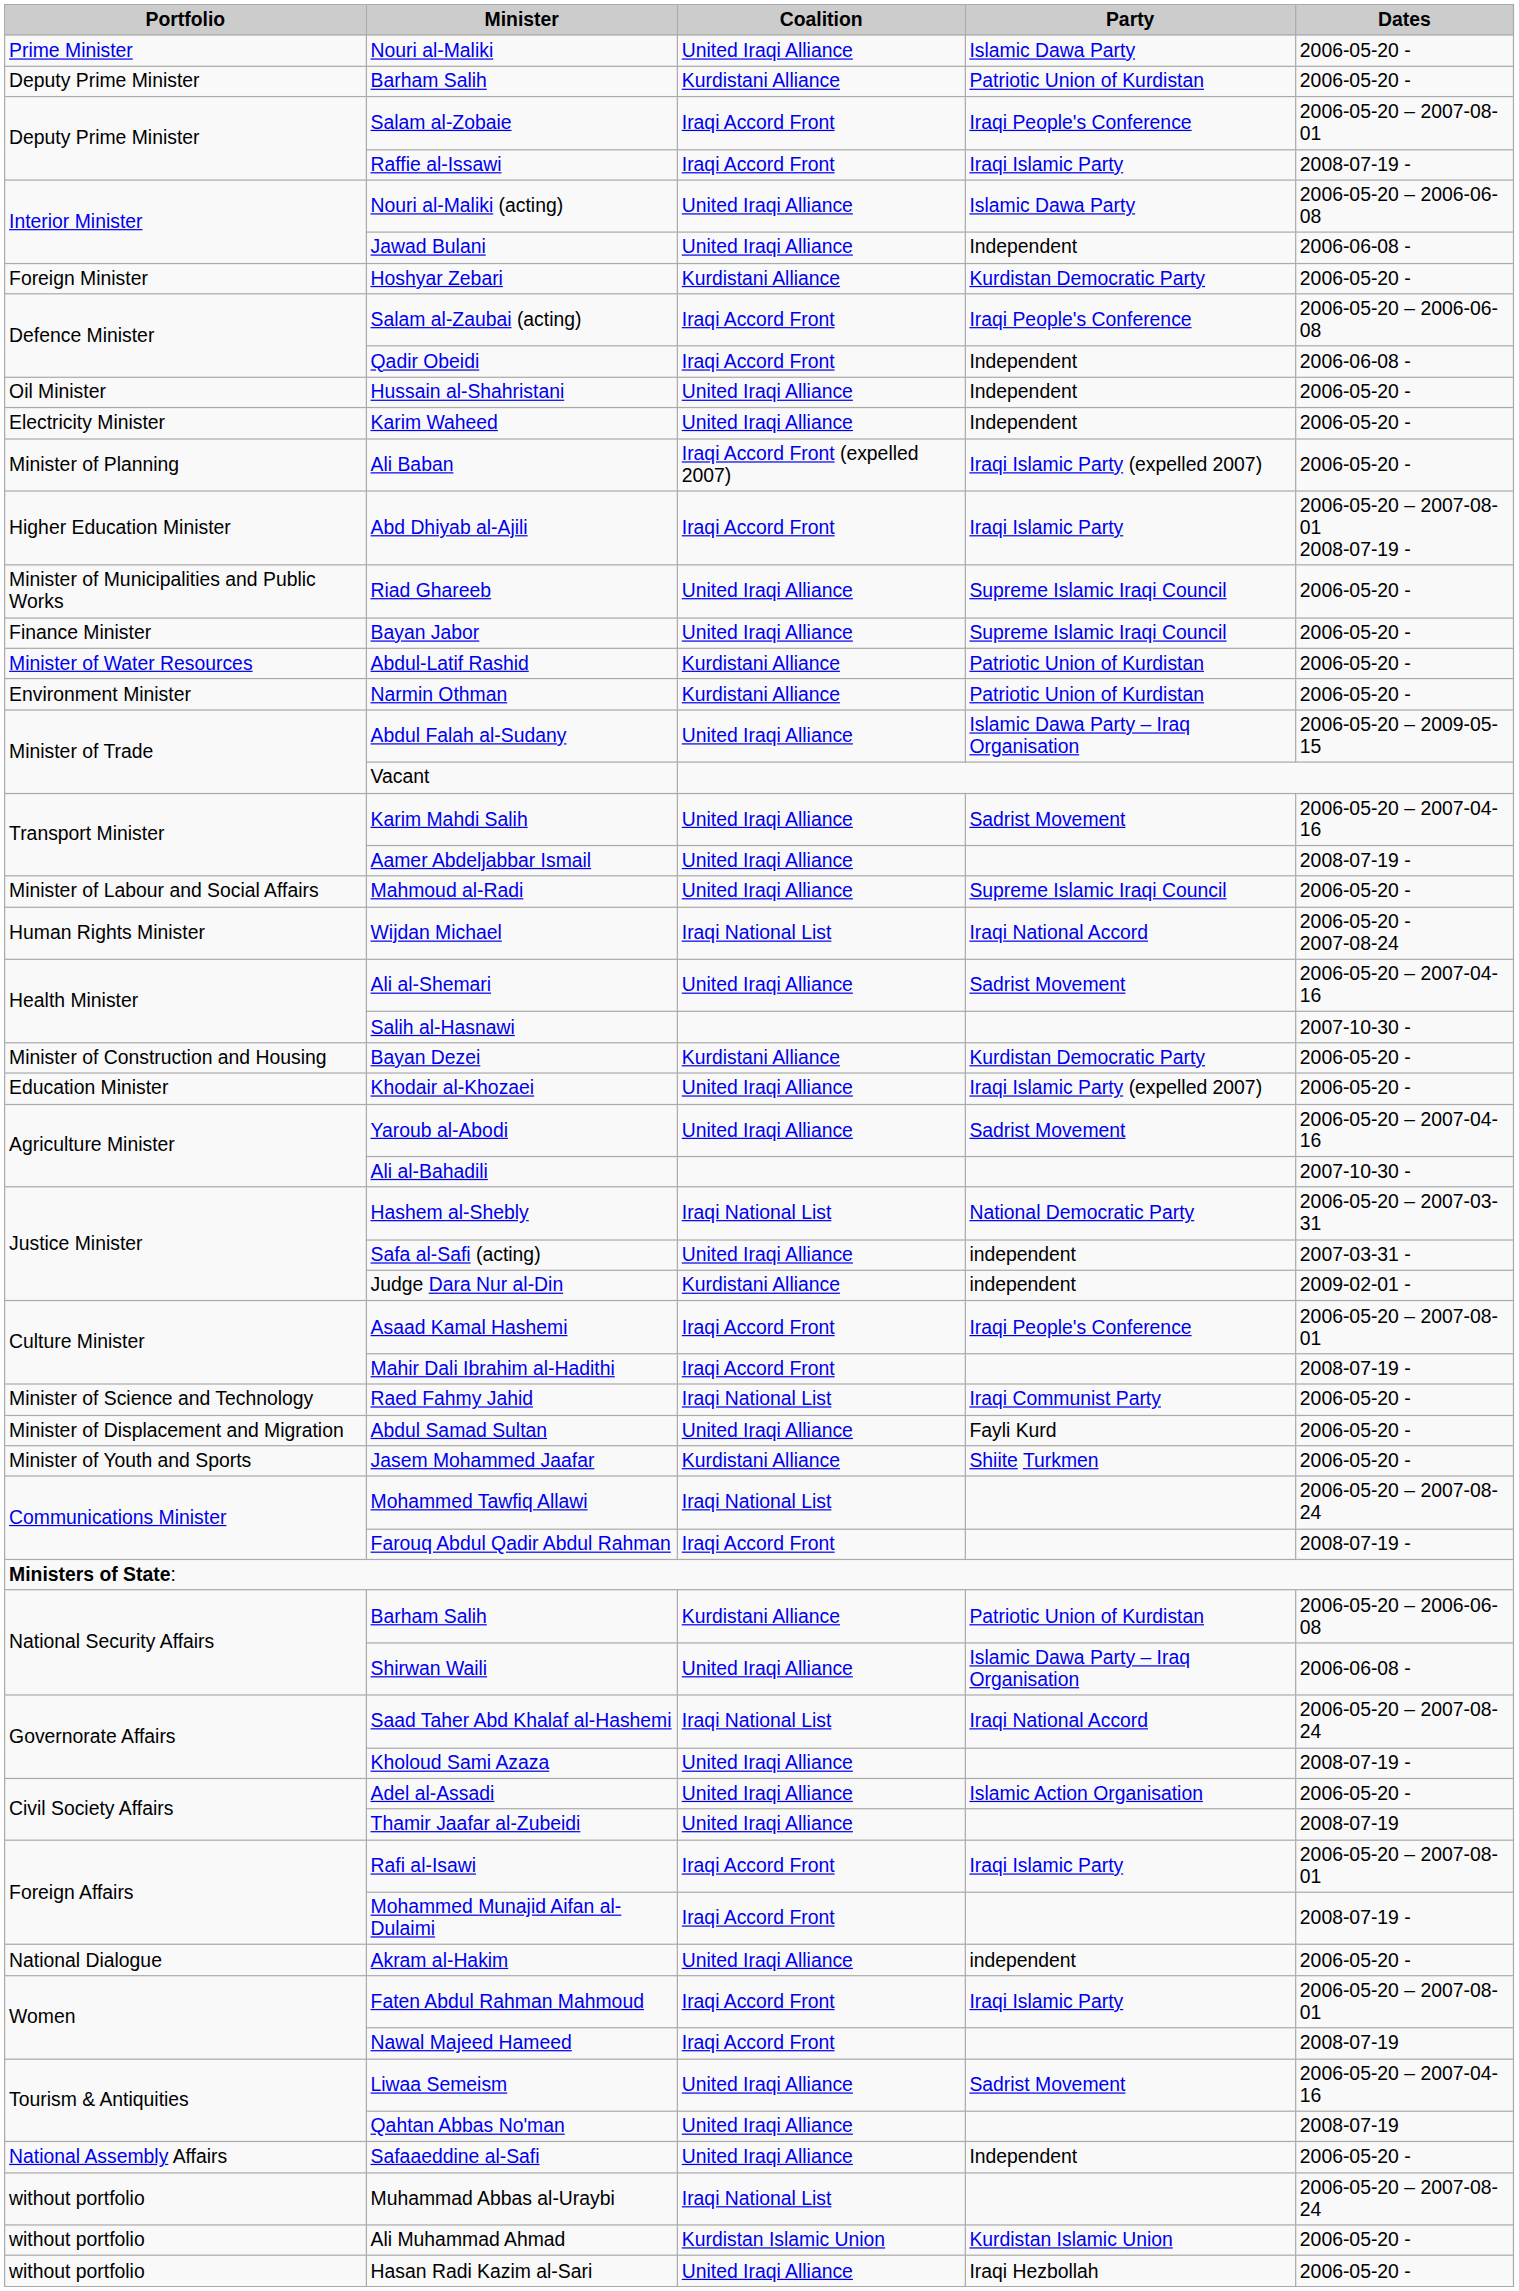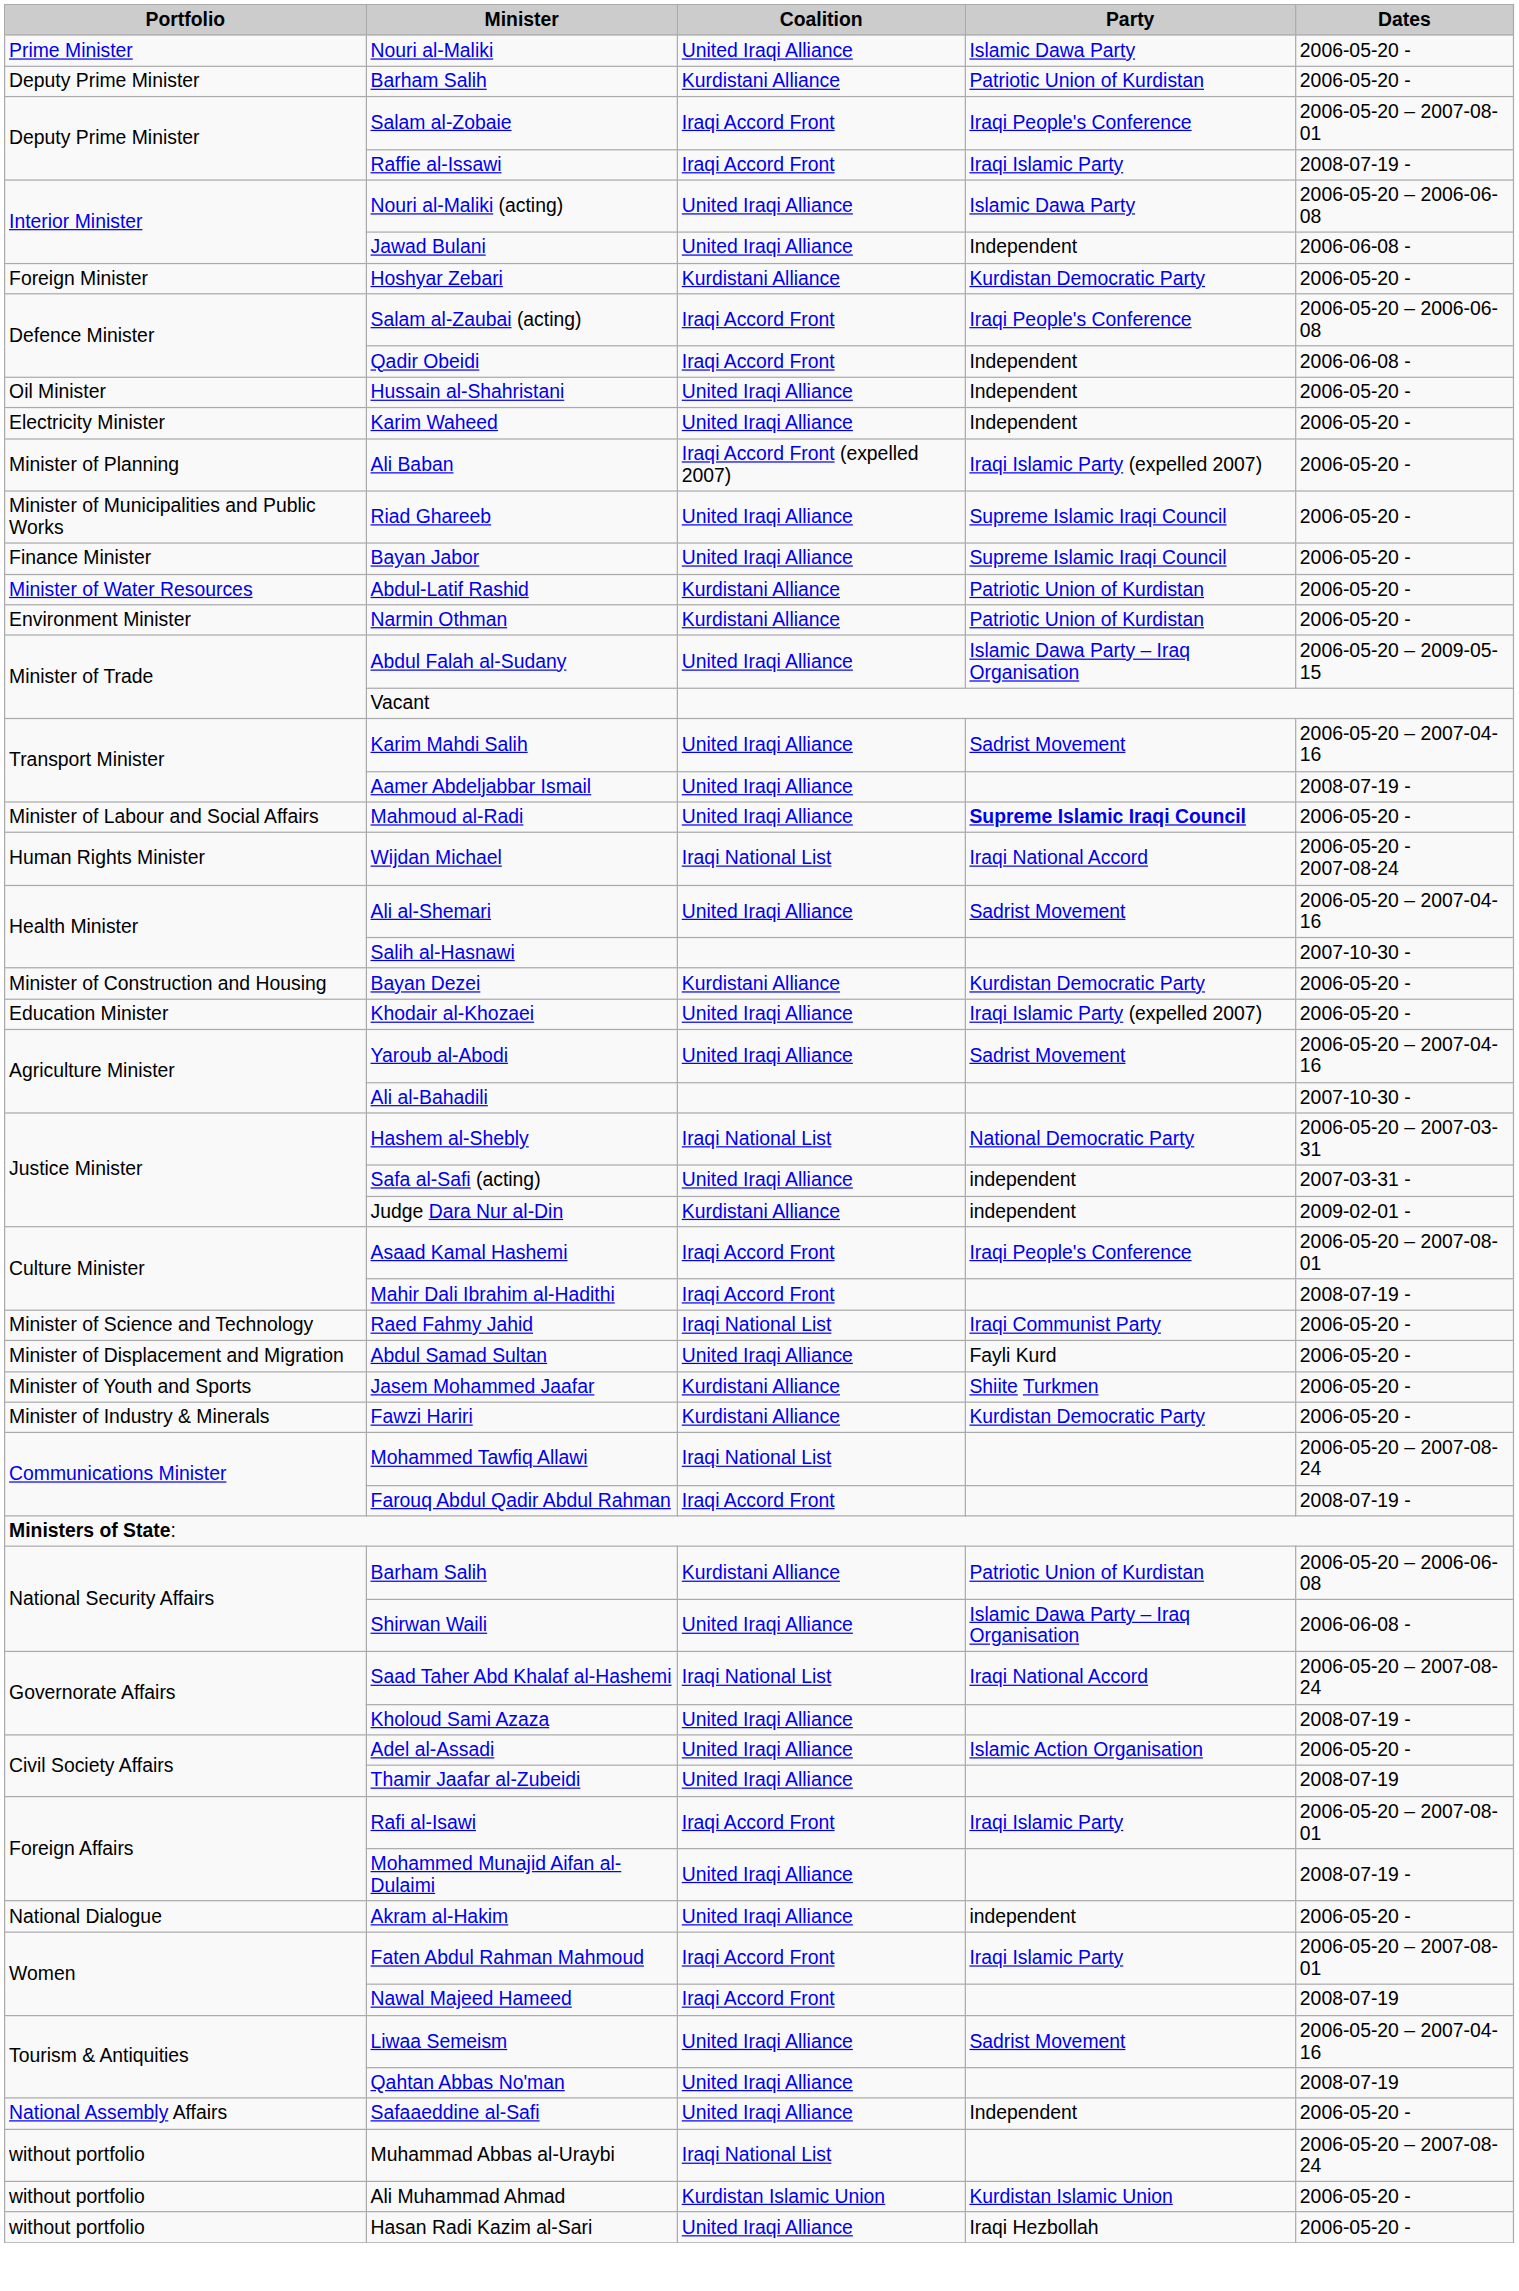- row: (120, 527)
(1098, 891) normal -> (1108, 817) bold
+ row: (139, 1417)
(758, 1918) Iraqi Accord Front -> (767, 1874) United Iraqi Alliance
